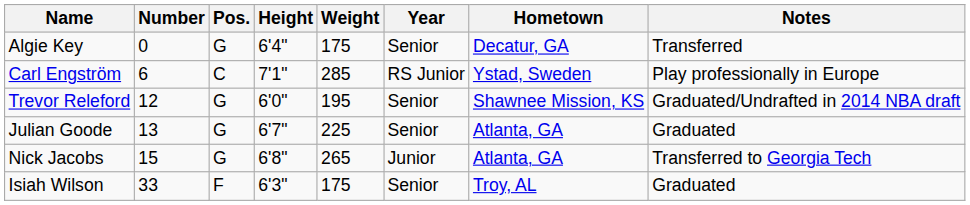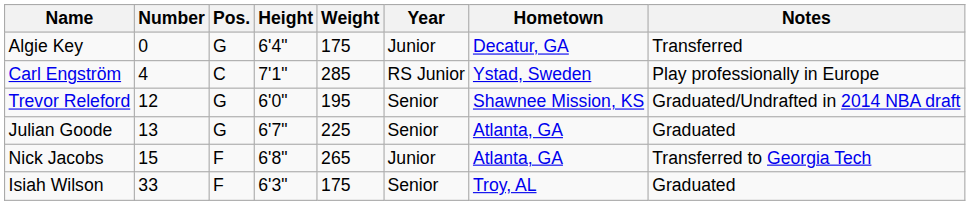(413, 46) Senior -> (412, 46) Junior
(143, 74) 6 -> (143, 74) 4
(220, 158) G -> (218, 158) F
